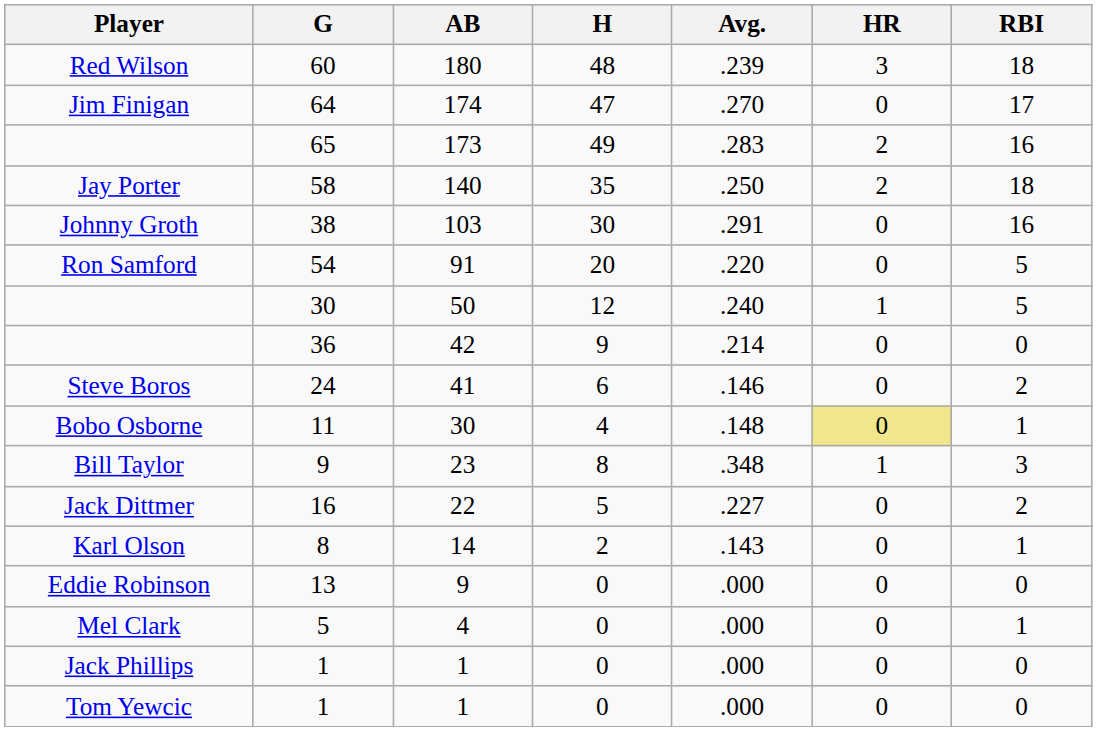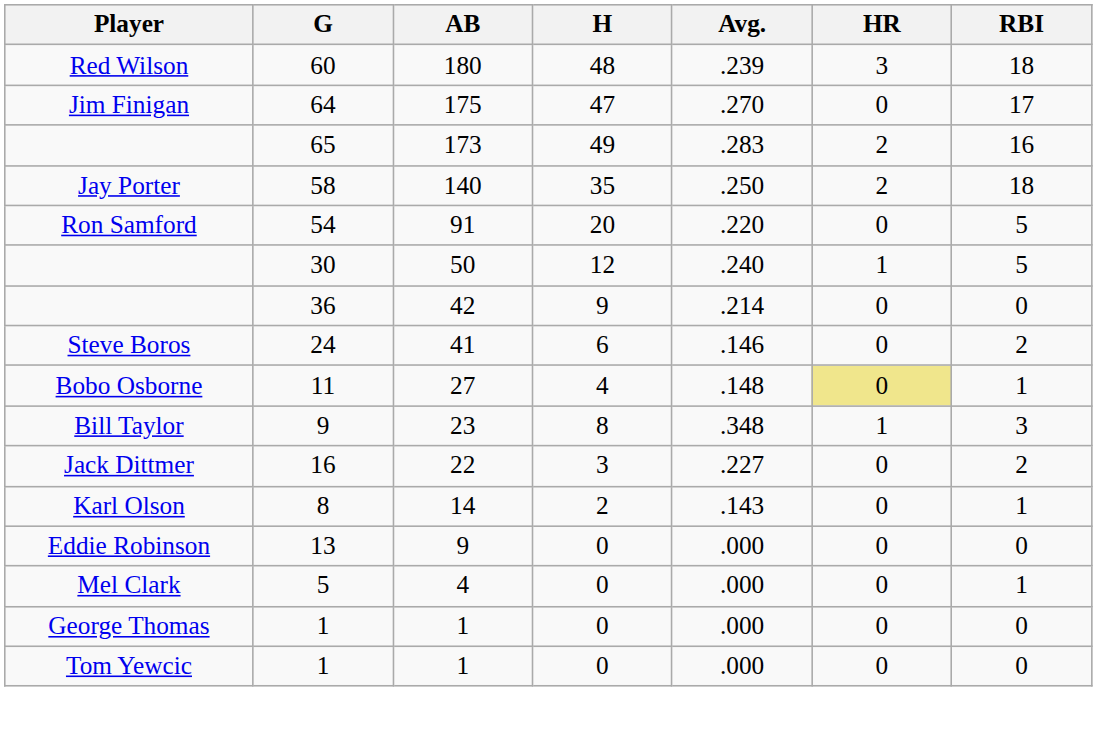(463, 104) 174 -> (463, 104) 175
- row: (129, 225)
(463, 425) 30 -> (463, 385) 27
(602, 505) 5 -> (602, 465) 3
- row: (129, 666)
+ row: (129, 625)
